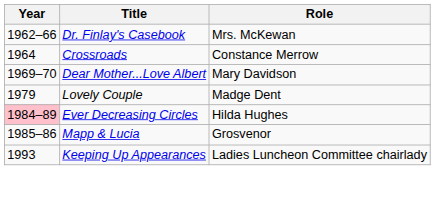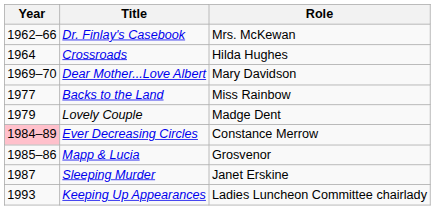(265, 54) Constance Merrow -> (250, 54) Hilda Hughes
+ row: (113, 94)
(250, 114) Hilda Hughes -> (265, 134) Constance Merrow
+ row: (109, 174)
